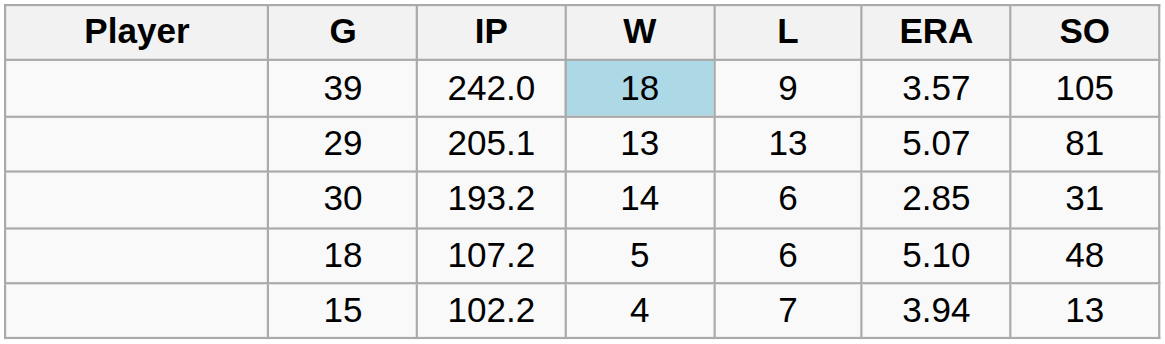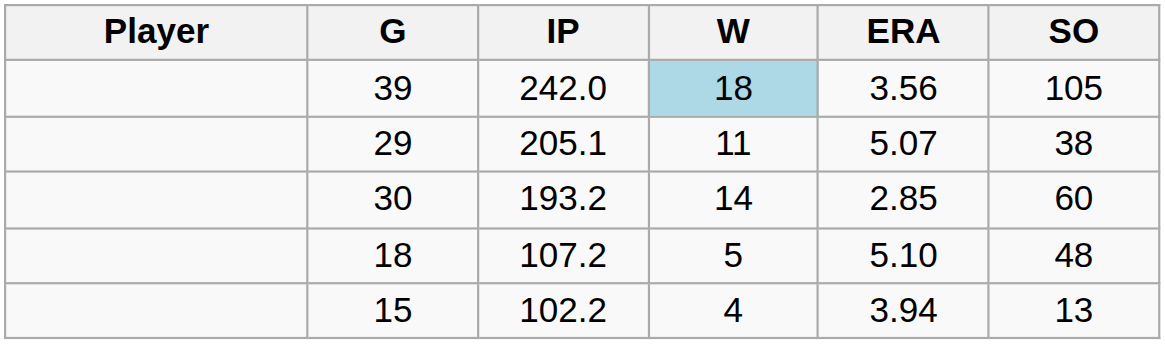- column: (788, 32)
(936, 87) 3.57 -> (904, 87) 3.56
(640, 143) 13 -> (733, 143) 11
(1085, 143) 81 -> (1074, 143) 38
(1085, 198) 31 -> (1074, 198) 60
